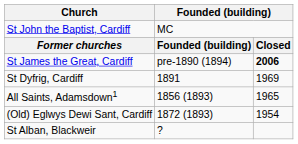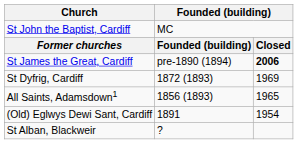(169, 78) 1891 -> (185, 78) 1872 (1893)
(185, 114) 1872 (1893) -> (169, 114) 1891
